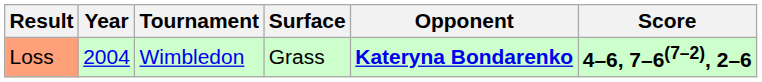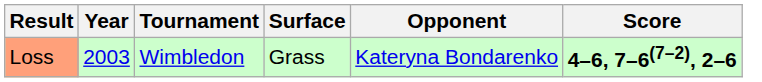(107, 57) 2004 -> (107, 57) 2003
(464, 57) bold -> (457, 57) normal
